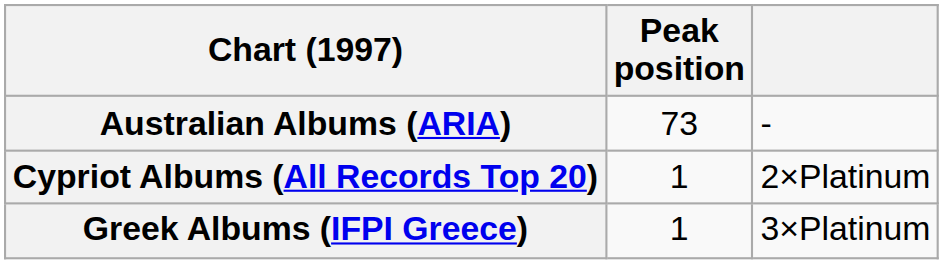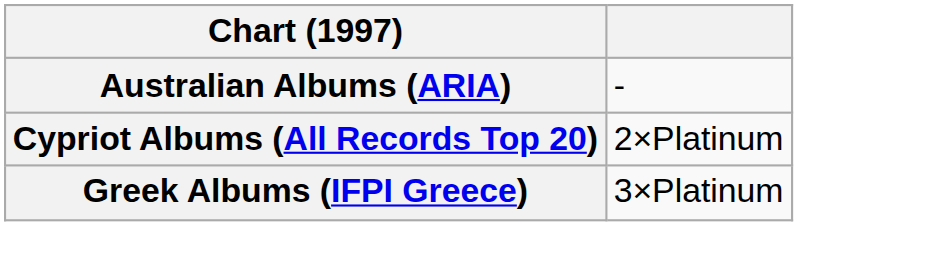- column: (679, 50)
